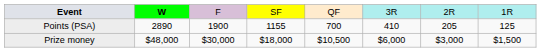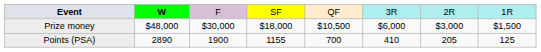rows swapped: (69, 26) <-> (69, 41)
